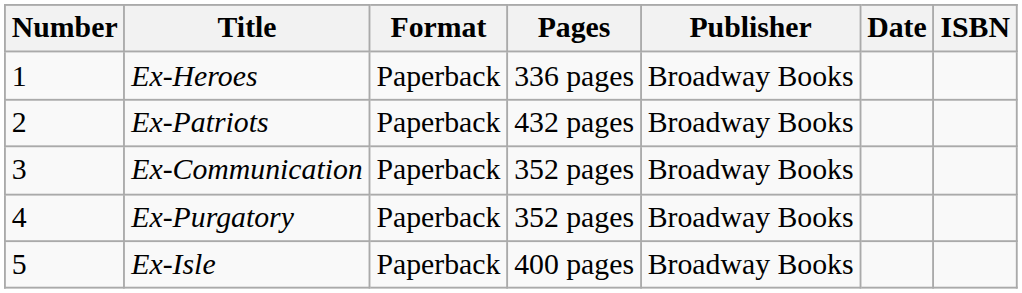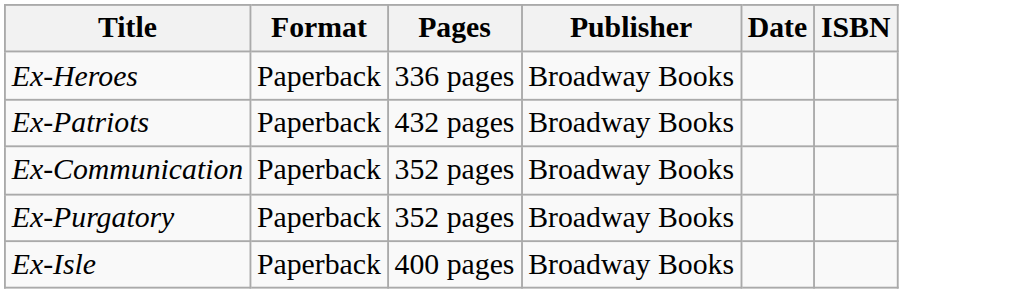- column: (65, 28)
